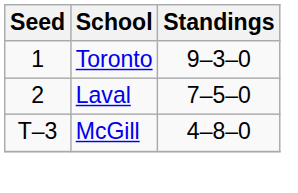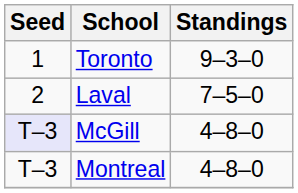(38, 132) no background -> (38, 132) lavender background
+ row: (121, 168)
